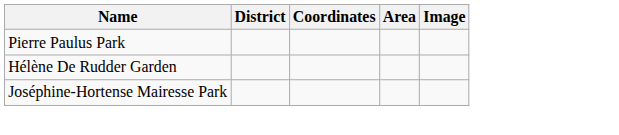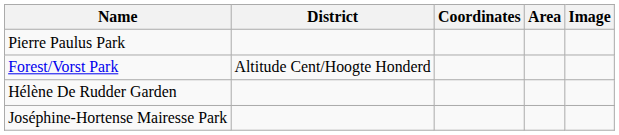+ row: (63, 67)
